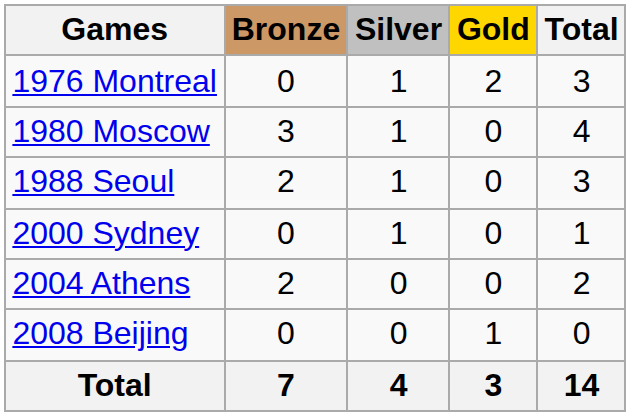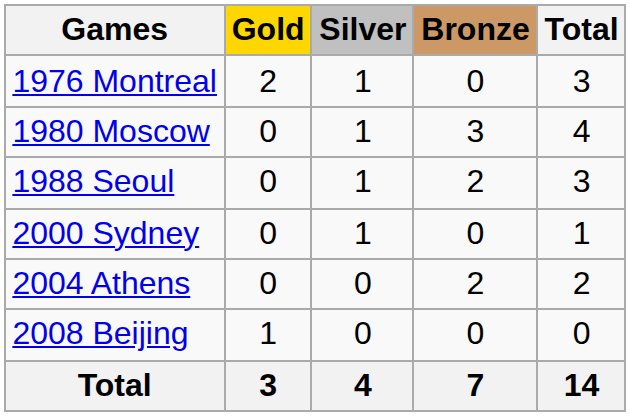columns swapped: (493, 29) <-> (286, 29)
